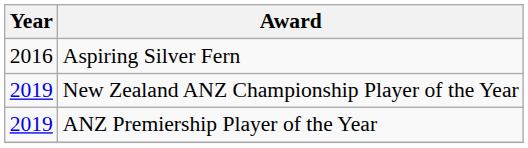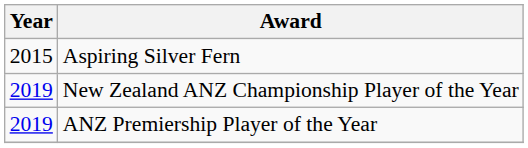(31, 55) 2016 -> (31, 55) 2015
